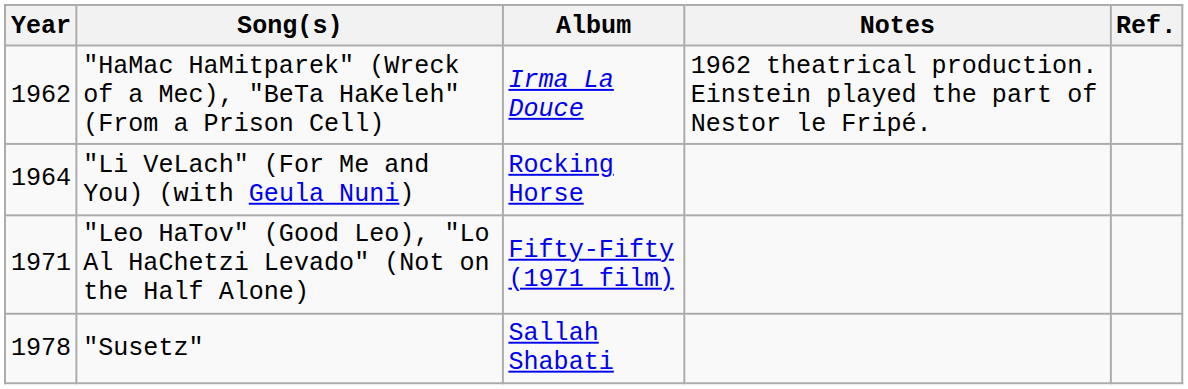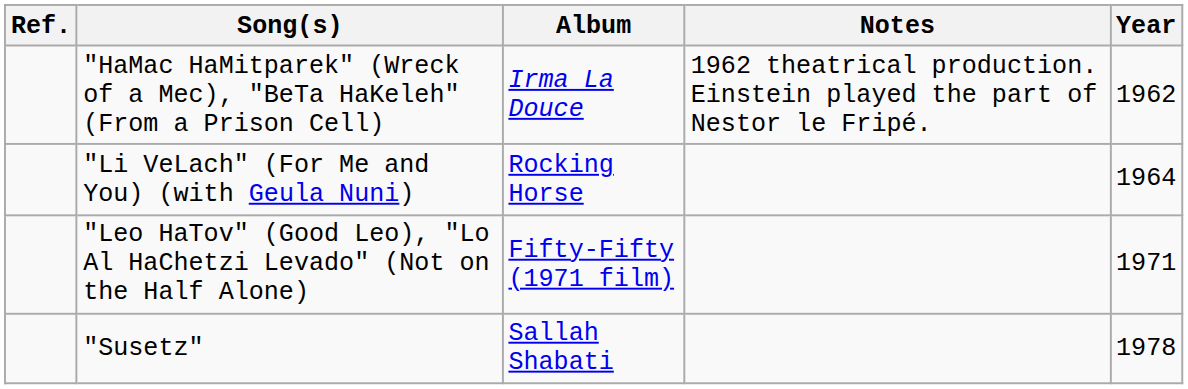columns swapped: (41, 25) <-> (1146, 25)
